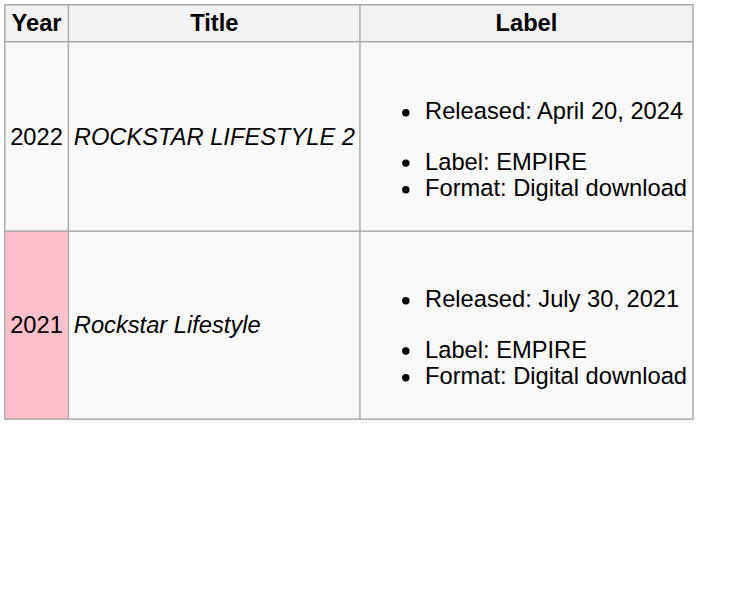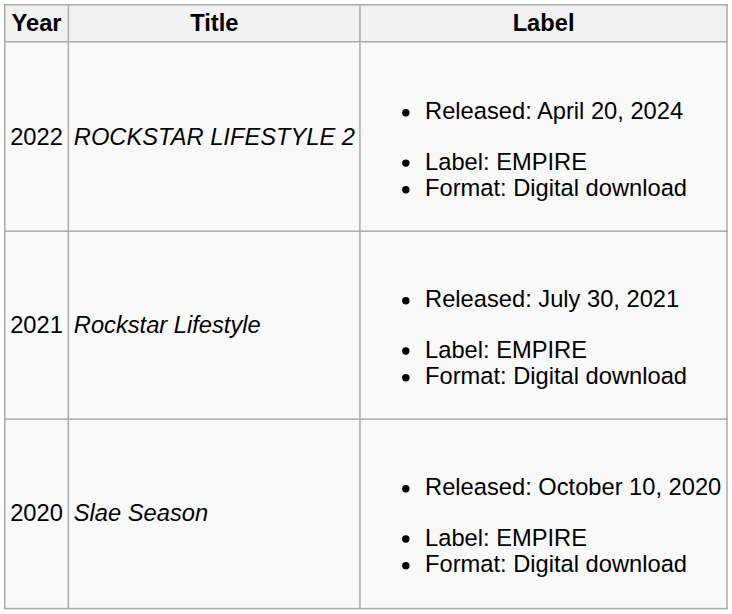(37, 324) pink background -> (37, 324) no background
+ row: (141, 513)
